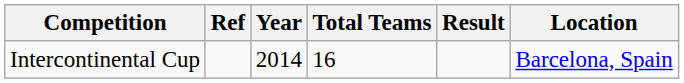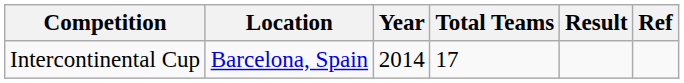columns swapped: (594, 22) <-> (228, 22)
(324, 59) 16 -> (447, 59) 17
